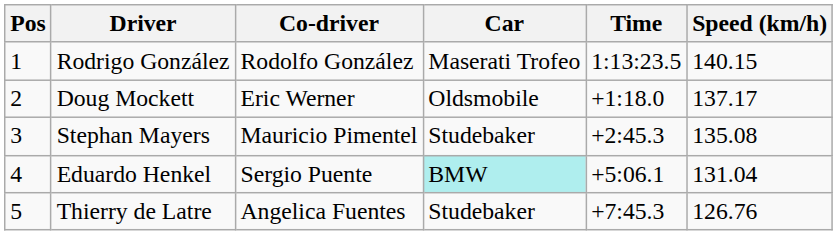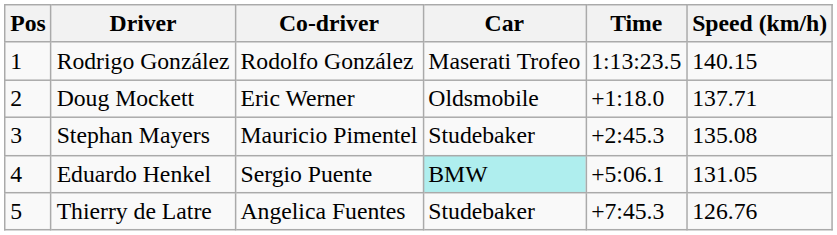(725, 98) 137.17 -> (725, 98) 137.71
(725, 173) 131.04 -> (725, 173) 131.05
